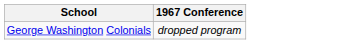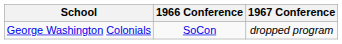+ column: (200, 13)
